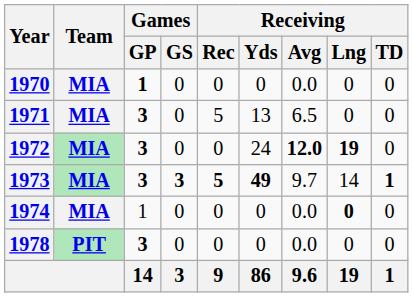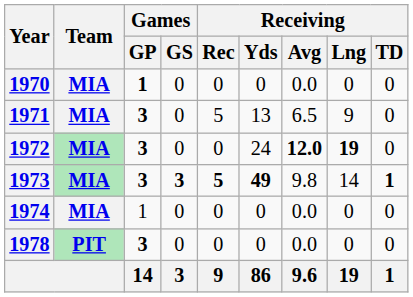(349, 116) 0 -> (349, 116) 9
(304, 180) 9.7 -> (304, 180) 9.8
(349, 212) bold -> (349, 212) normal
